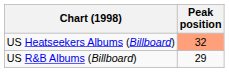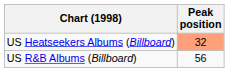(201, 59) 29 -> (201, 59) 56
